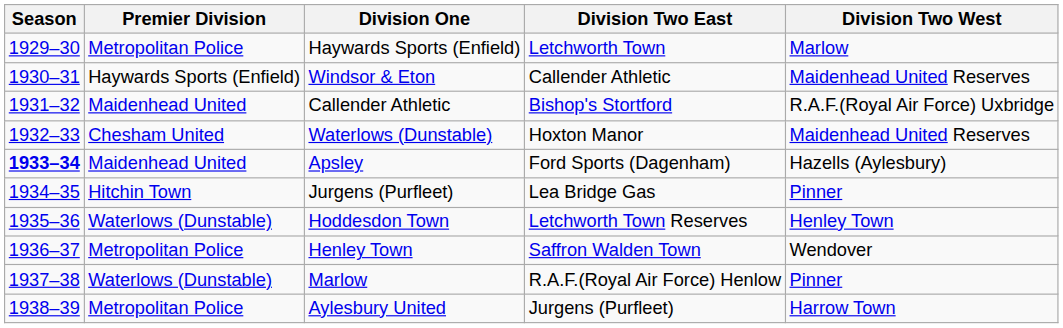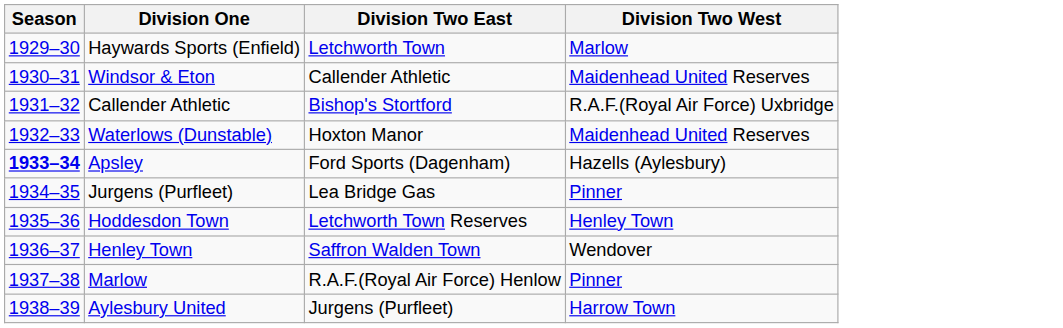- column: (194, 18)
